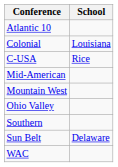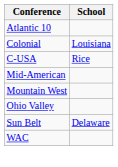- row: (25, 122)
